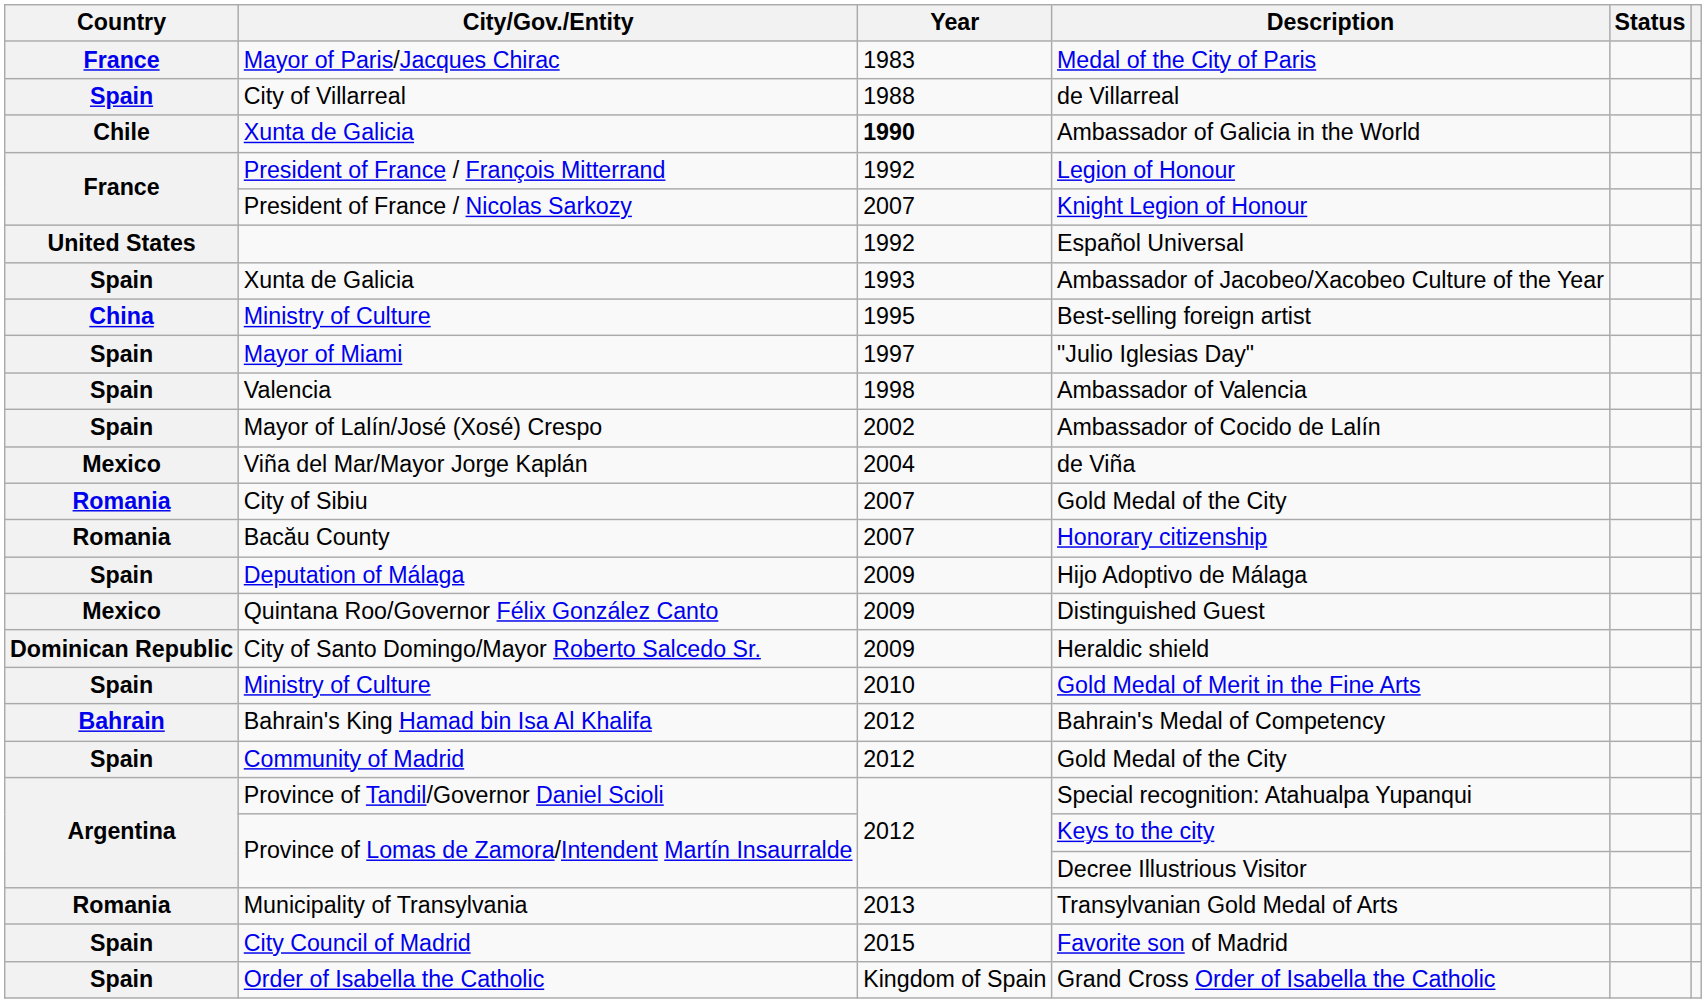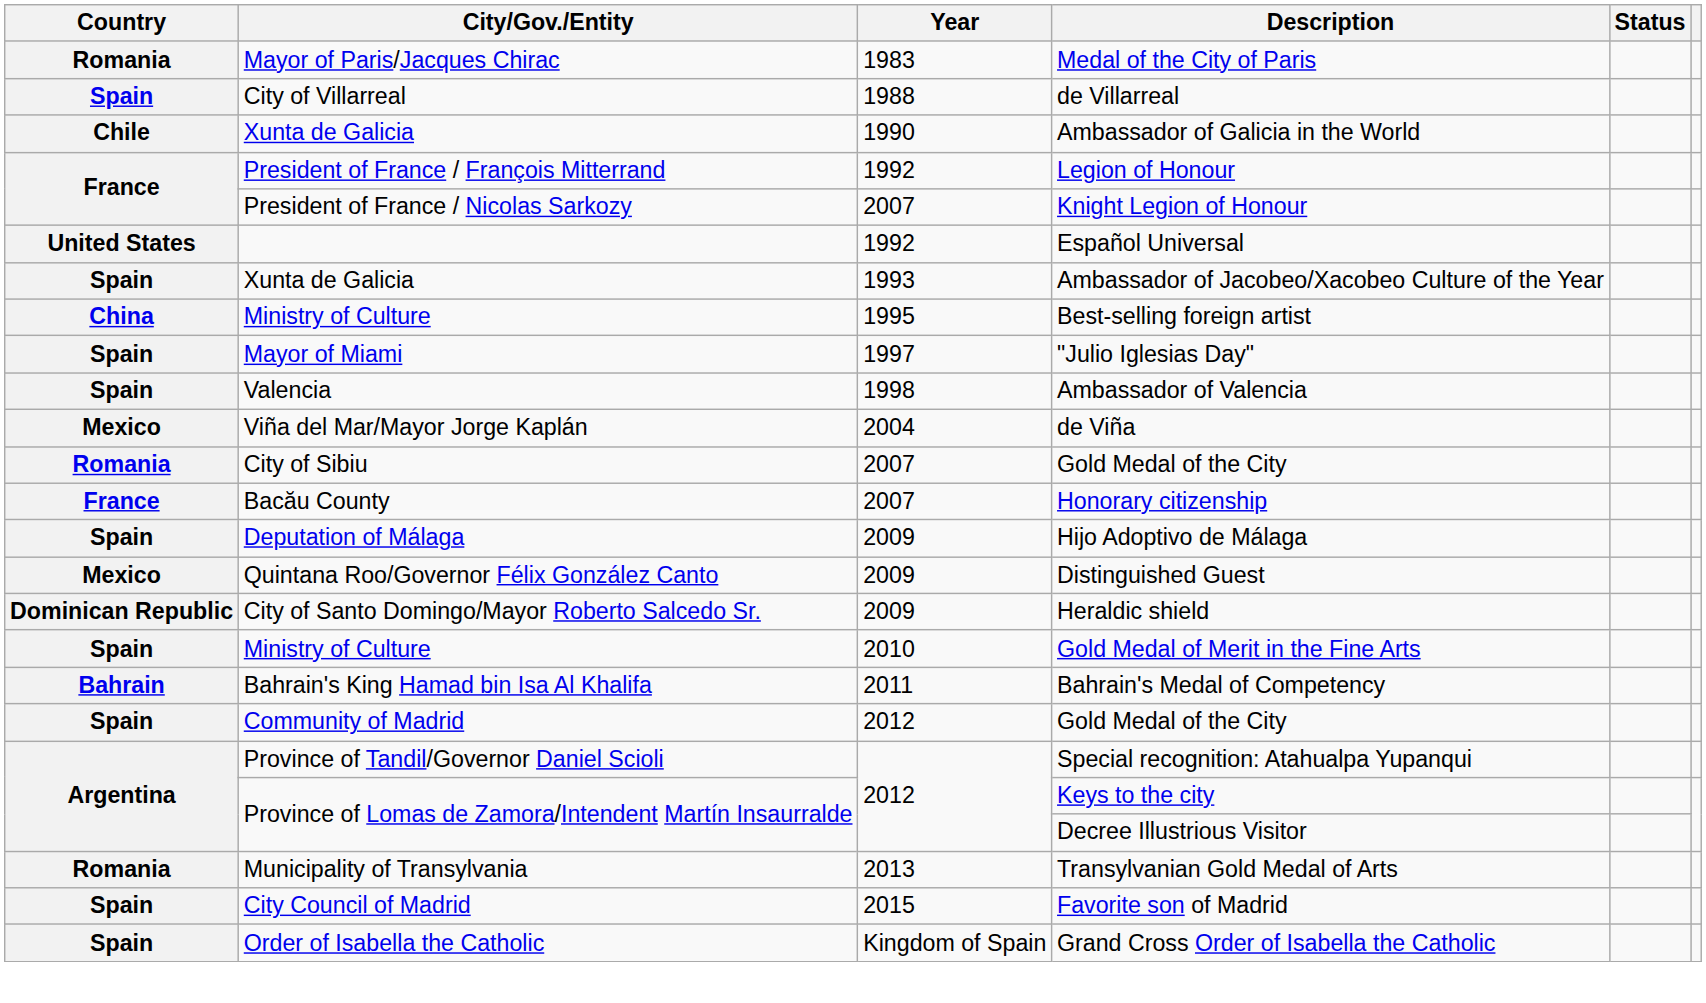(122, 59) France -> (122, 59) Romania
(889, 133) bold -> (889, 133) normal
- row: (423, 427)
(122, 538) Romania -> (122, 501) France
(889, 721) 2012 -> (888, 685) 2011
